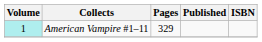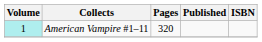(166, 28) 329 -> (166, 28) 320
